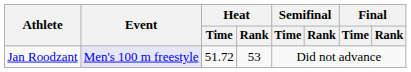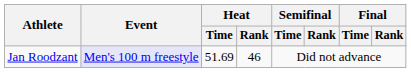(219, 57) 51.72 -> (219, 57) 51.69
(254, 57) 53 -> (254, 57) 46
